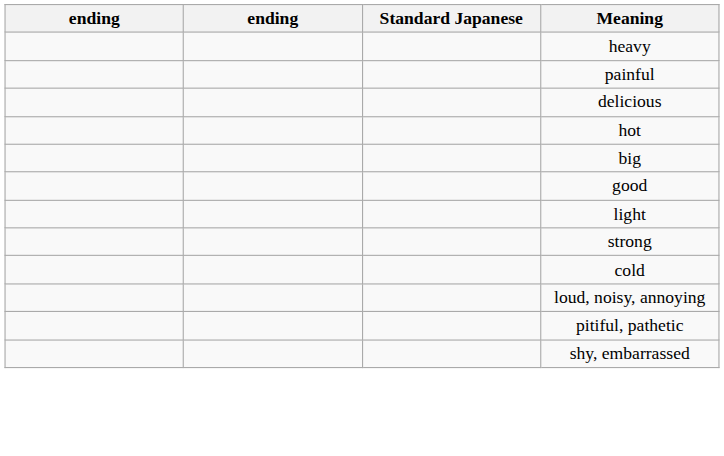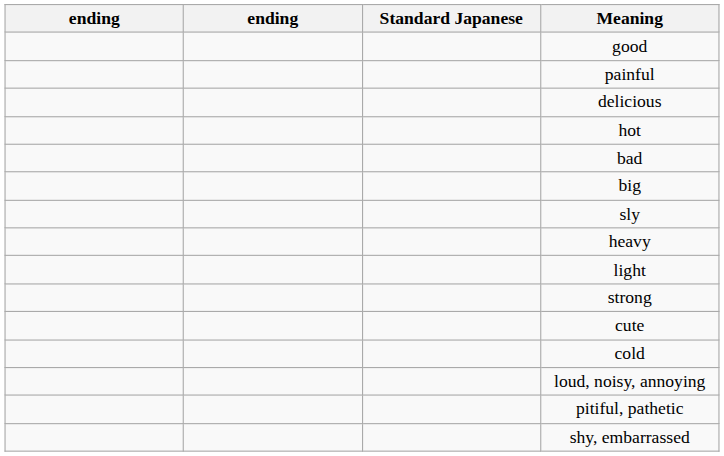rows swapped: (630, 185) <-> (630, 46)
+ row: (630, 158)
+ row: (630, 213)
+ row: (630, 325)
